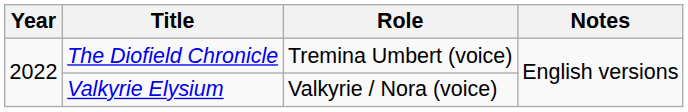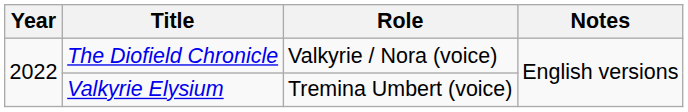(400, 55) Tremina Umbert (voice) -> (393, 55) Valkyrie / Nora (voice)
(393, 89) Valkyrie / Nora (voice) -> (400, 89) Tremina Umbert (voice)
